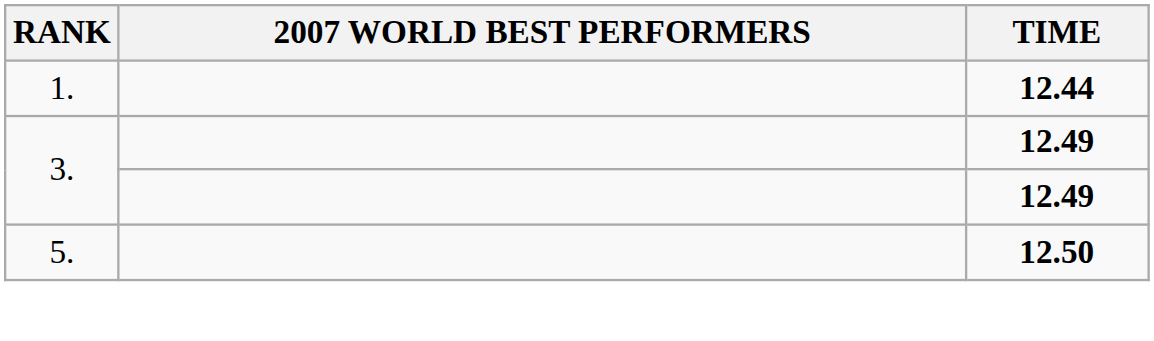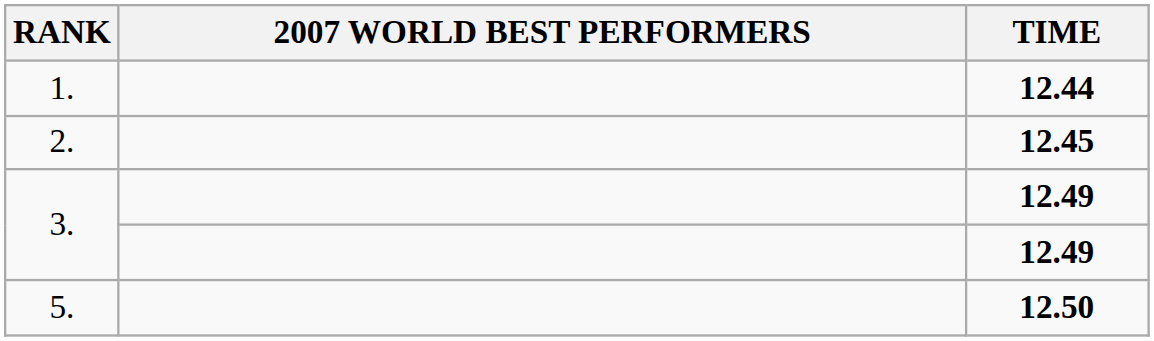+ row: (62, 142)
